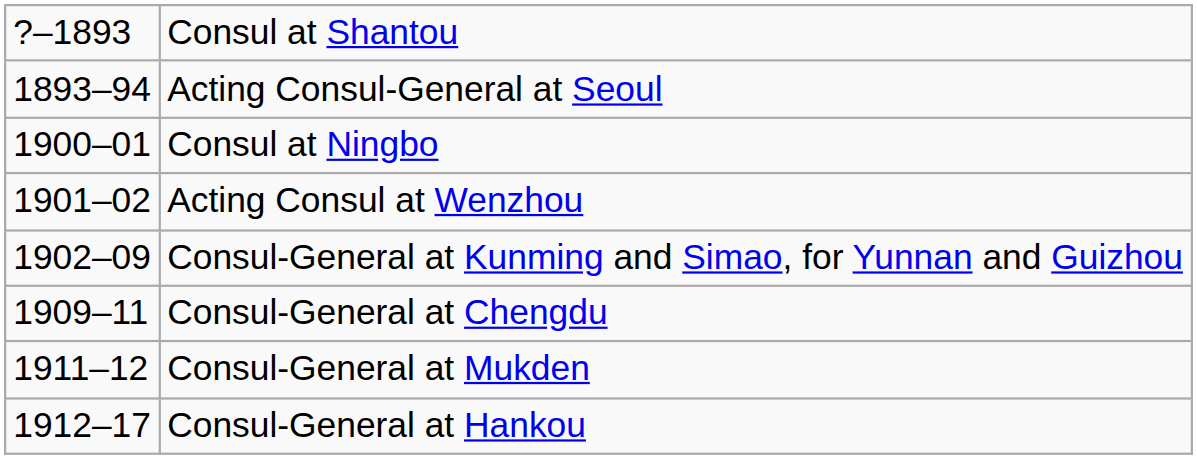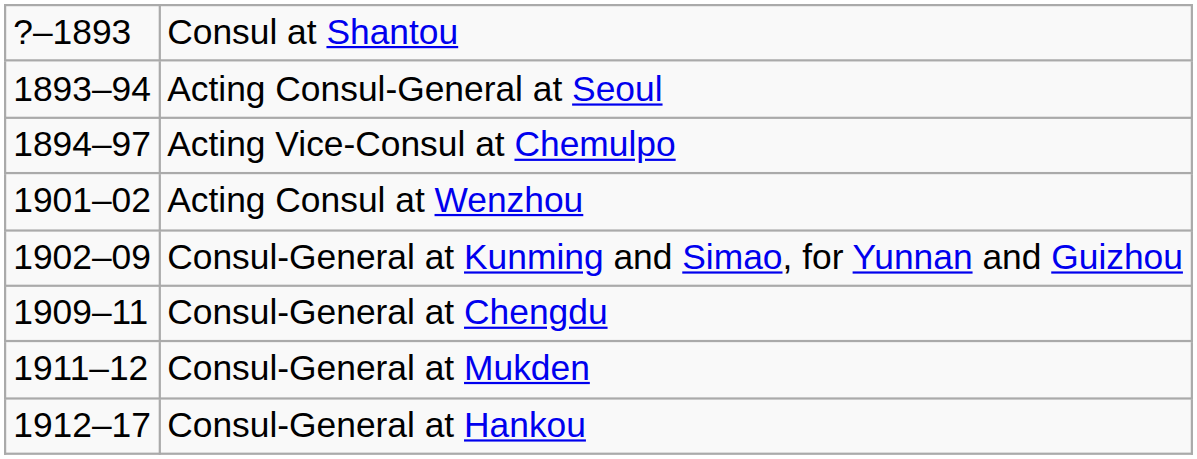+ row: (421, 144)
- row: (303, 144)
